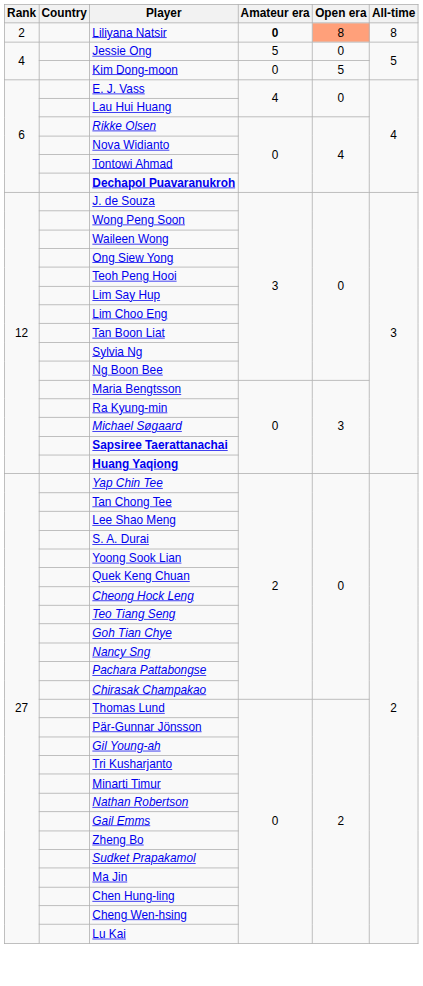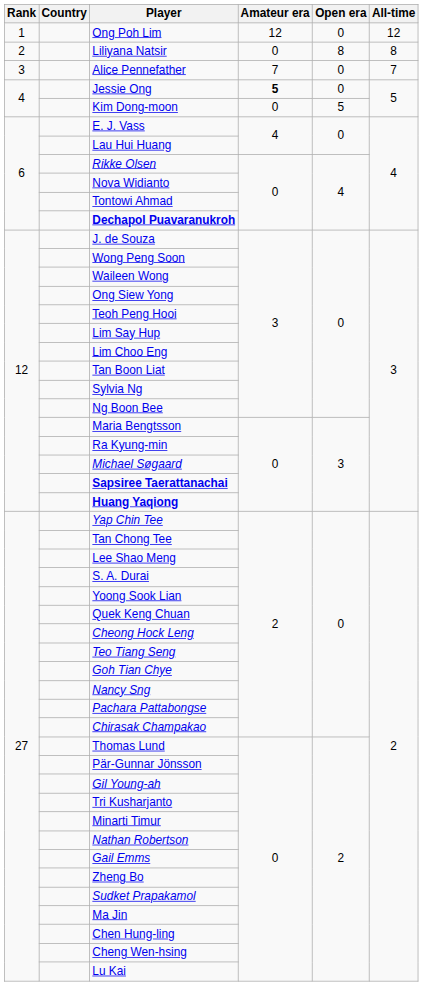+ row: (127, 32)
(275, 32) bold -> (275, 51) normal
(341, 32) lightsalmon background -> (341, 51) no background
+ row: (139, 70)
(275, 51) normal -> (275, 88) bold
